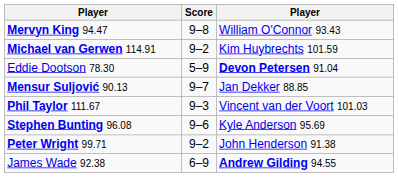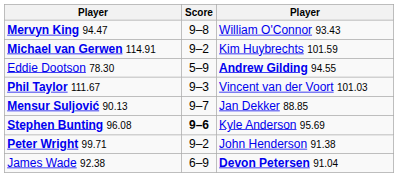(279, 68) Devon Petersen 91.04 -> (278, 68) Andrew Gilding 94.55
rows swapped: (54, 106) <-> (67, 87)
(199, 125) normal -> (199, 125) bold
(278, 163) Andrew Gilding 94.55 -> (279, 163) Devon Petersen 91.04
